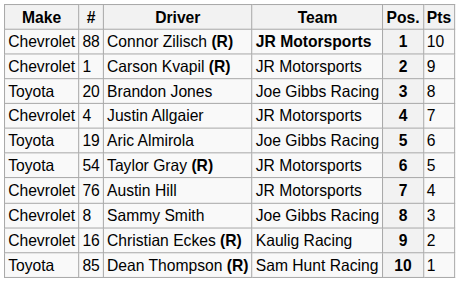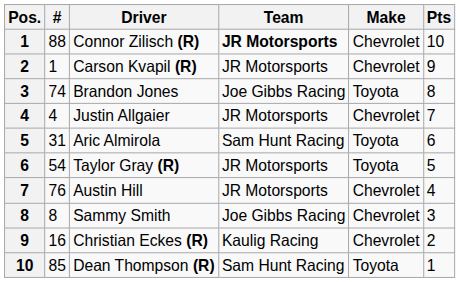columns swapped: (403, 17) <-> (42, 17)
(91, 91) 20 -> (57, 91) 74
(91, 141) 19 -> (57, 141) 31
(318, 141) Joe Gibbs Racing -> (283, 141) Sam Hunt Racing
